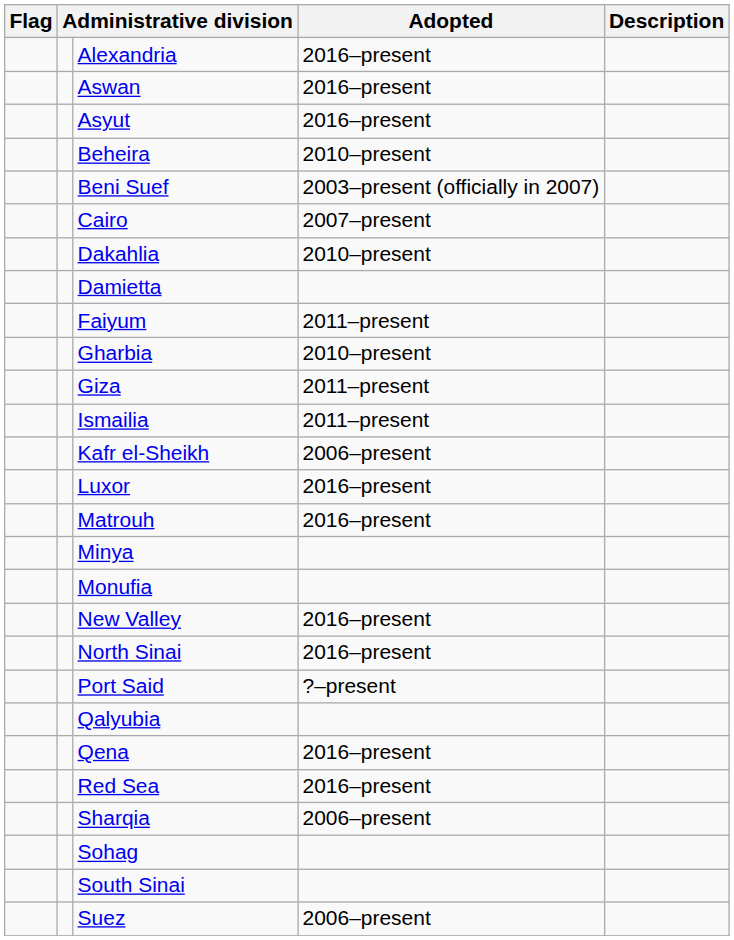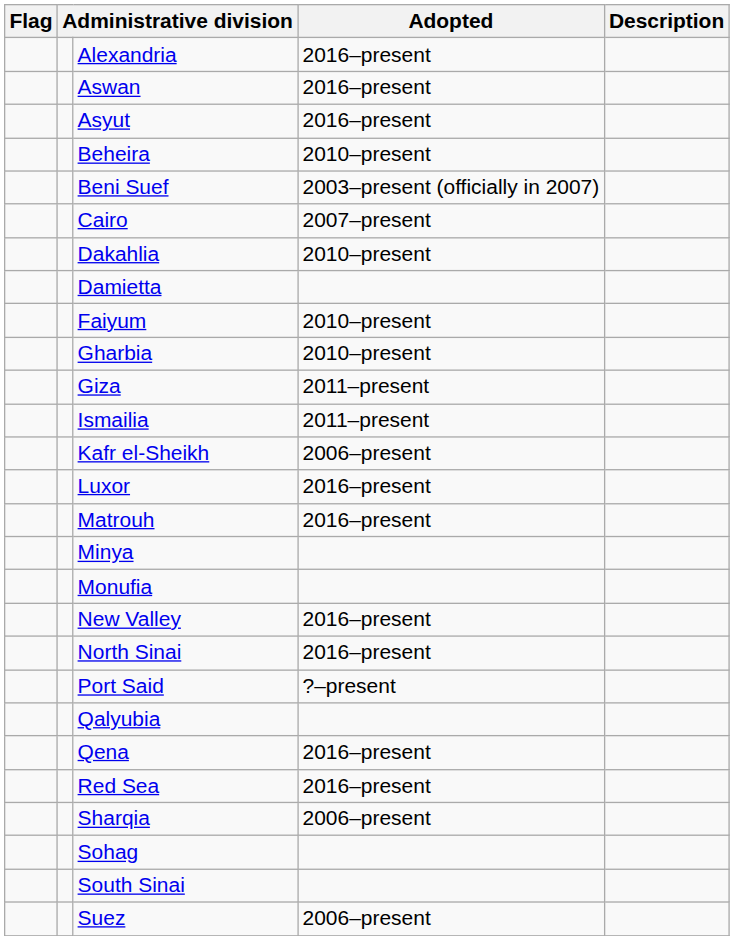(366, 320) 2011–present -> (367, 320) 2010–present
